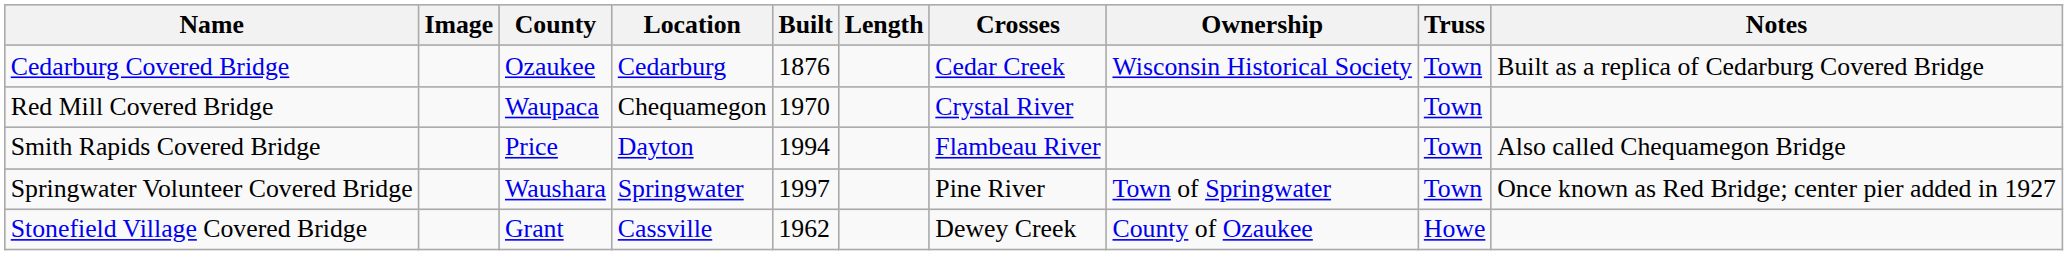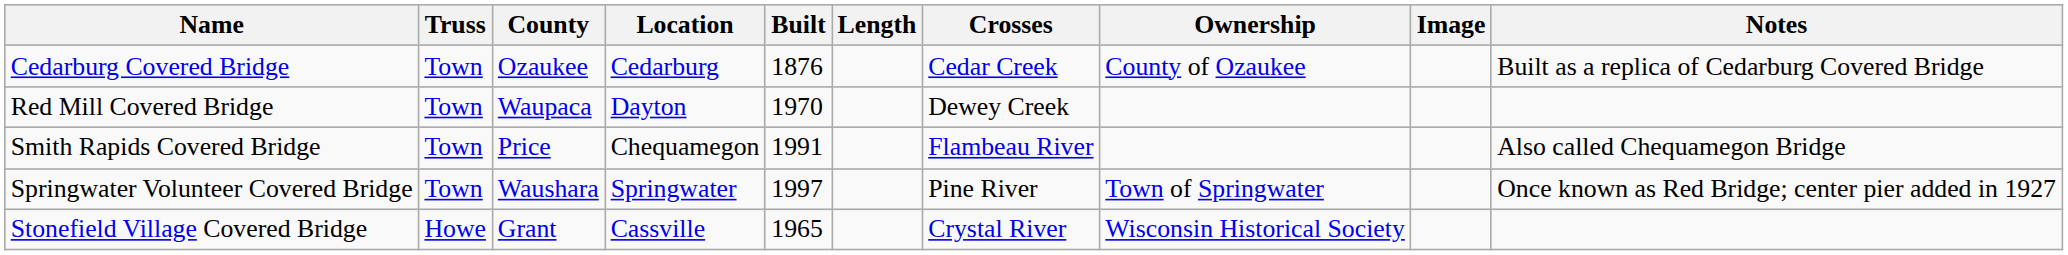columns swapped: (459, 24) <-> (1455, 24)
(1262, 65) Wisconsin Historical Society -> (1206, 65) County of Ozaukee
(692, 106) Chequamegon -> (649, 106) Dayton
(1004, 106) Crystal River -> (999, 106) Dewey Creek
(656, 147) Dayton -> (685, 147) Chequamegon
(804, 147) 1994 -> (797, 147) 1991
(804, 229) 1962 -> (797, 229) 1965
(1006, 229) Dewey Creek -> (997, 229) Crystal River
(1213, 229) County of Ozaukee -> (1255, 229) Wisconsin Historical Society
